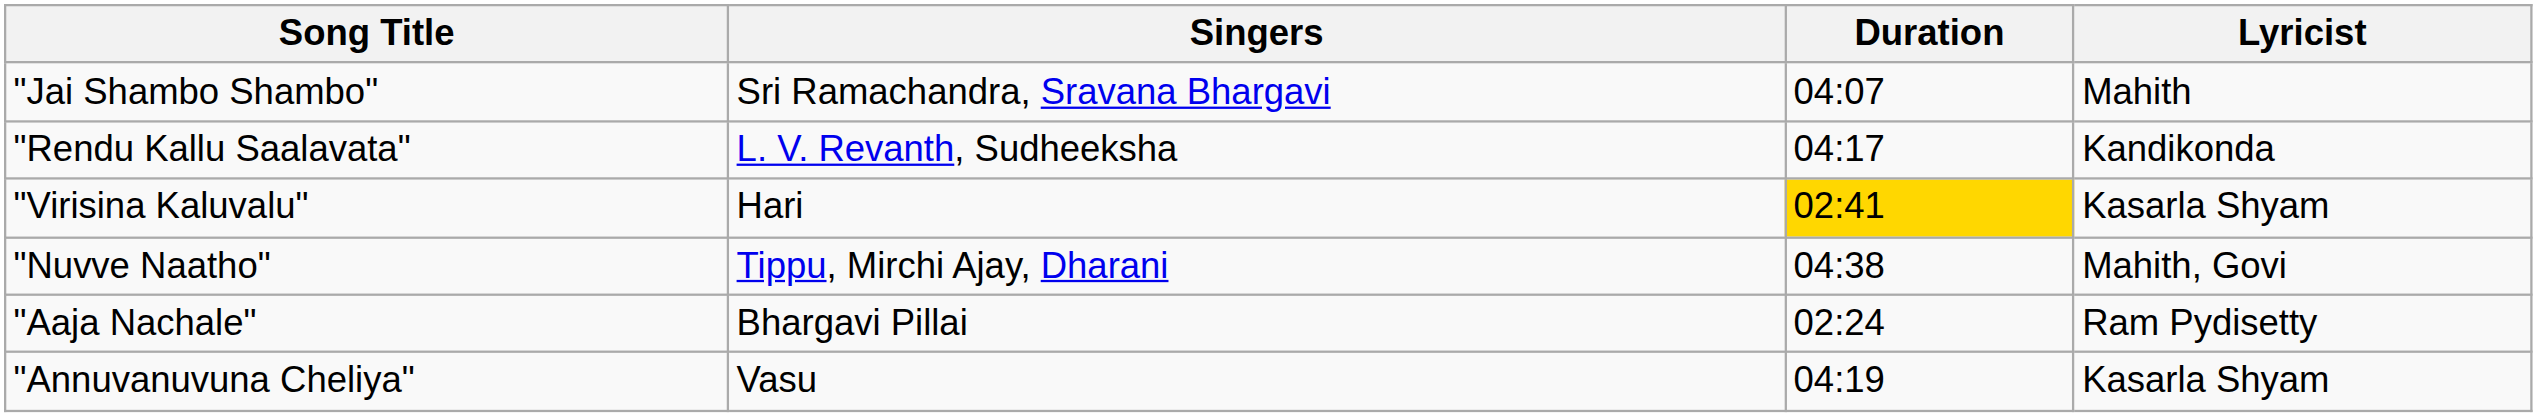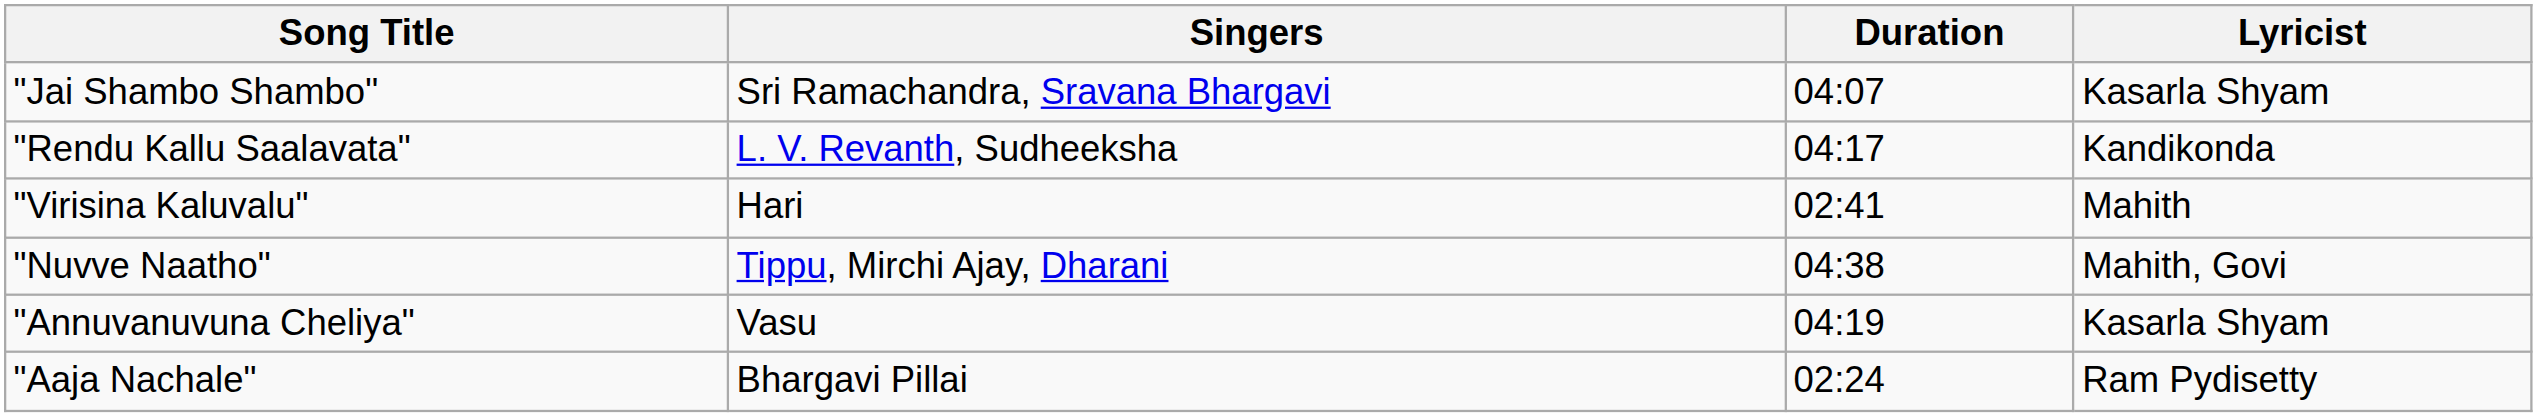(2137, 91) Mahith -> (2206, 91) Kasarla Shyam
(1839, 206) gold background -> (1839, 206) no background
(2206, 206) Kasarla Shyam -> (2137, 206) Mahith
rows swapped: (135, 322) <-> (214, 380)
